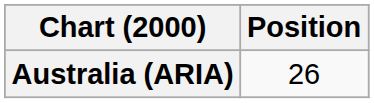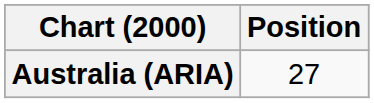(304, 73) 26 -> (304, 73) 27
